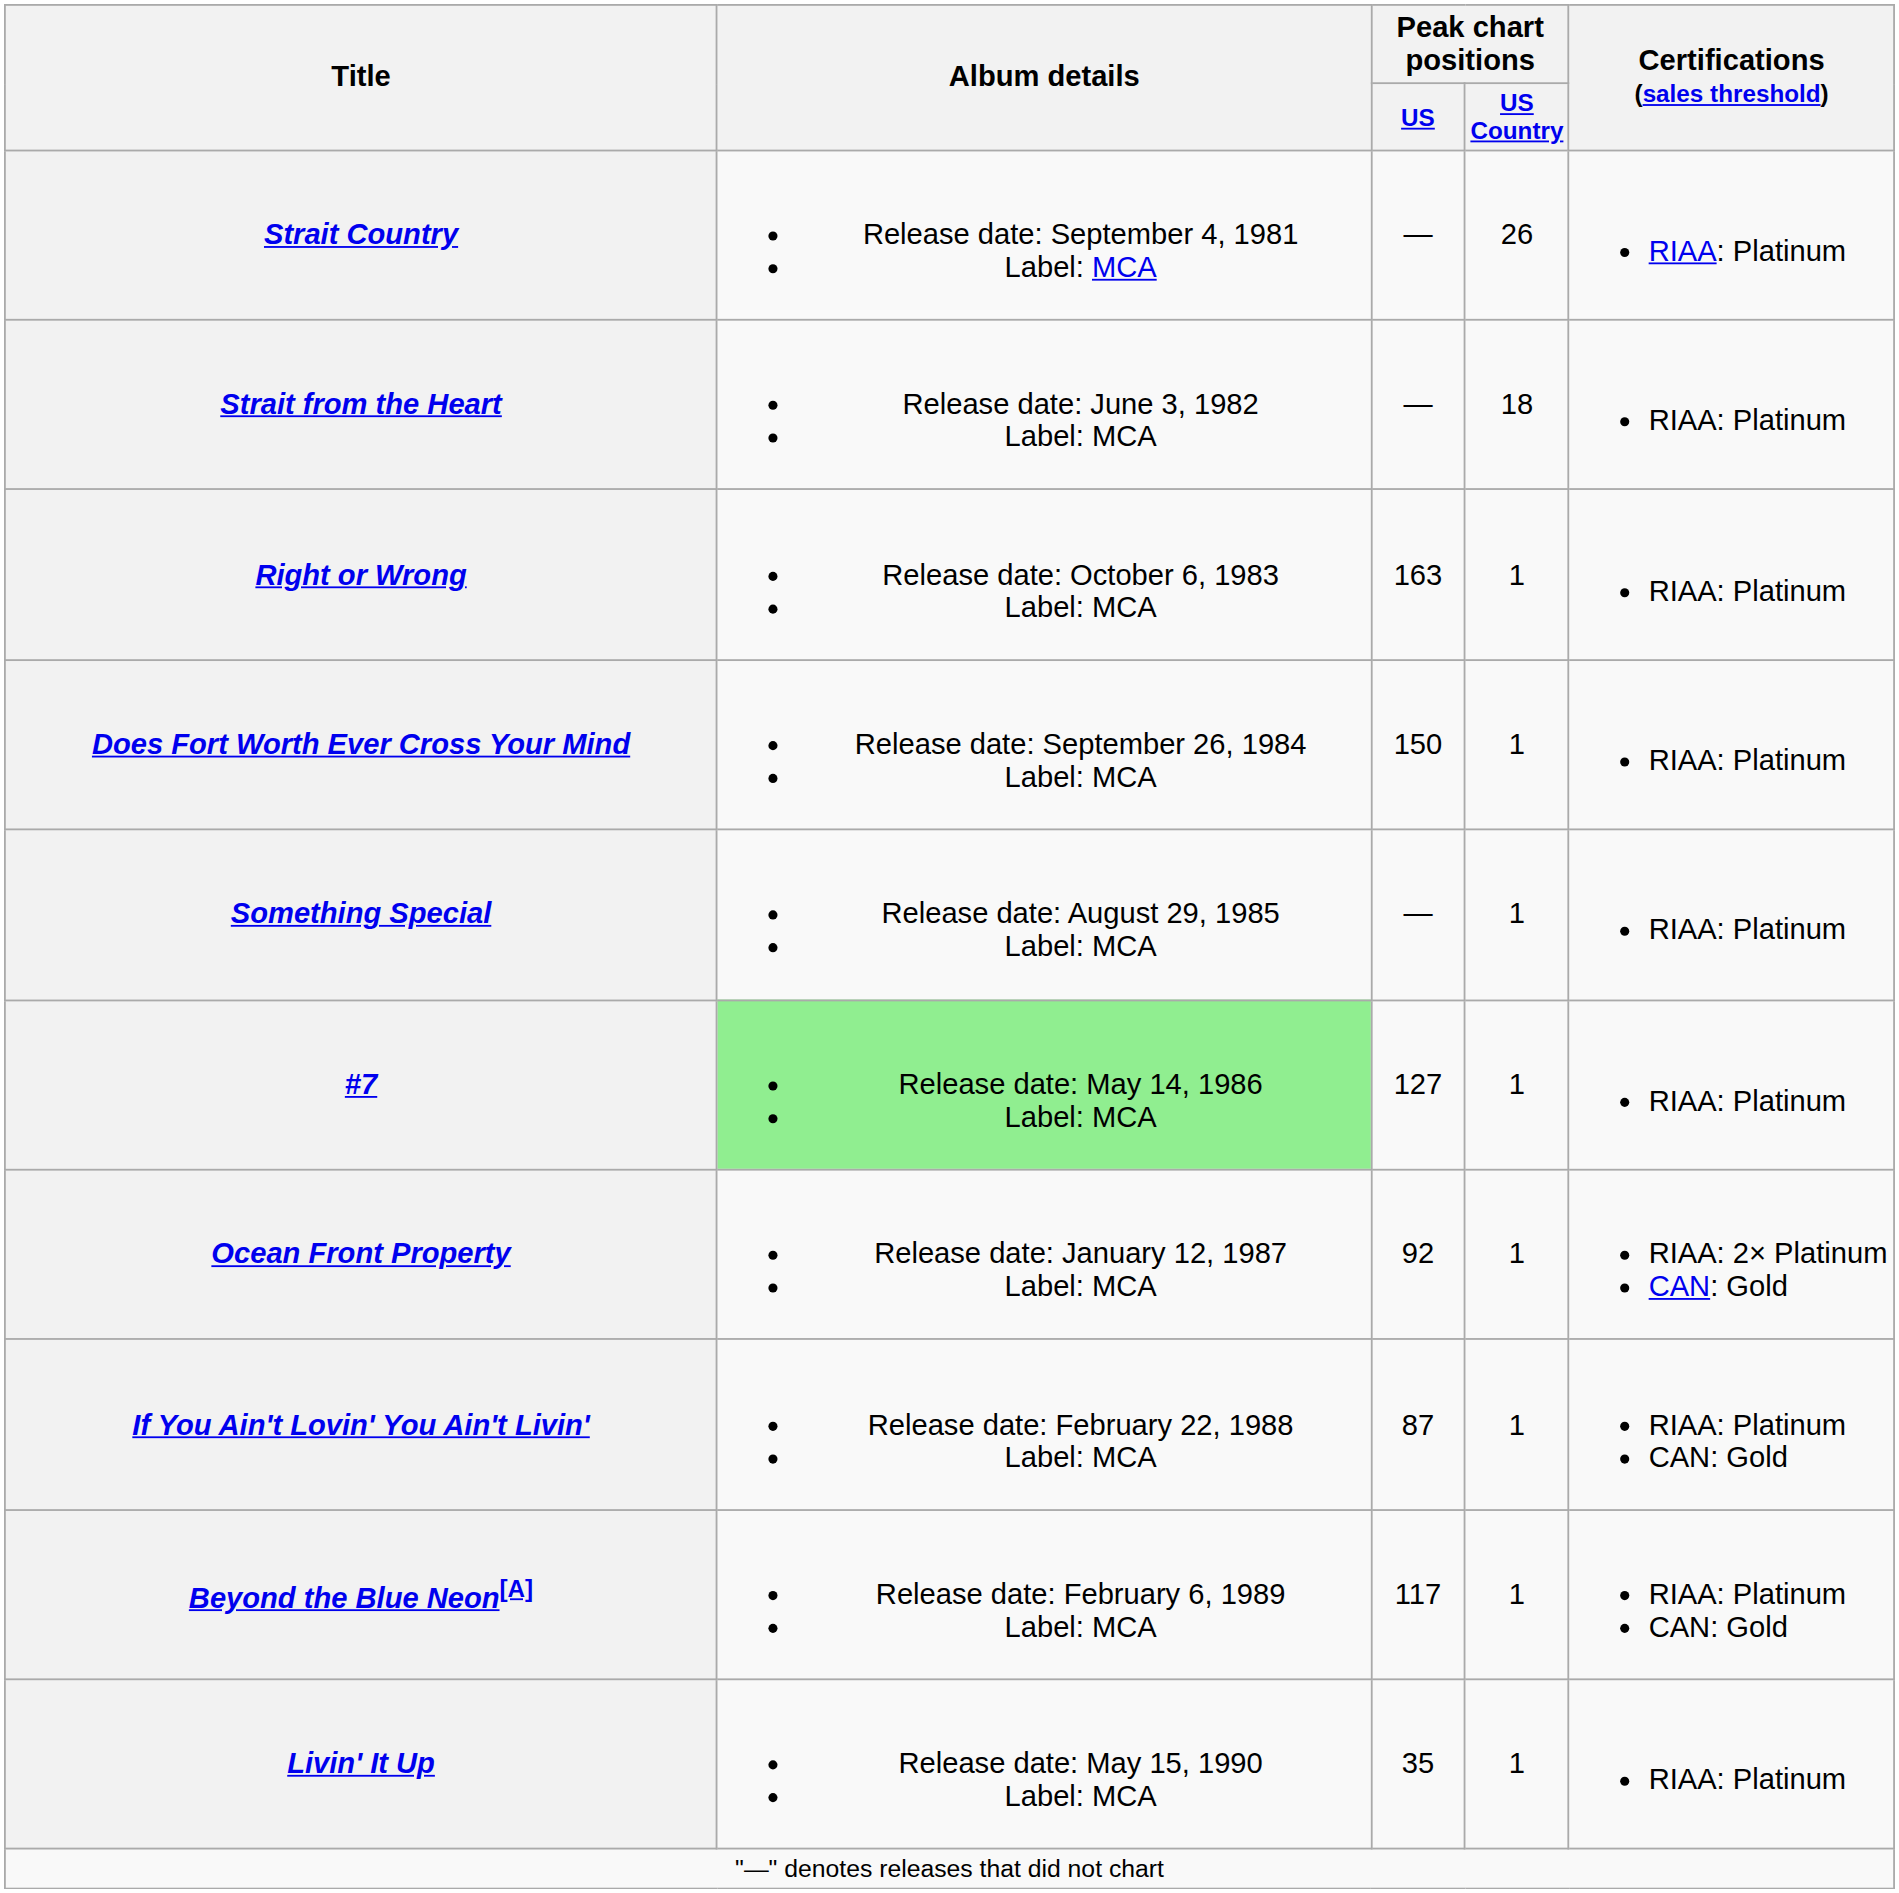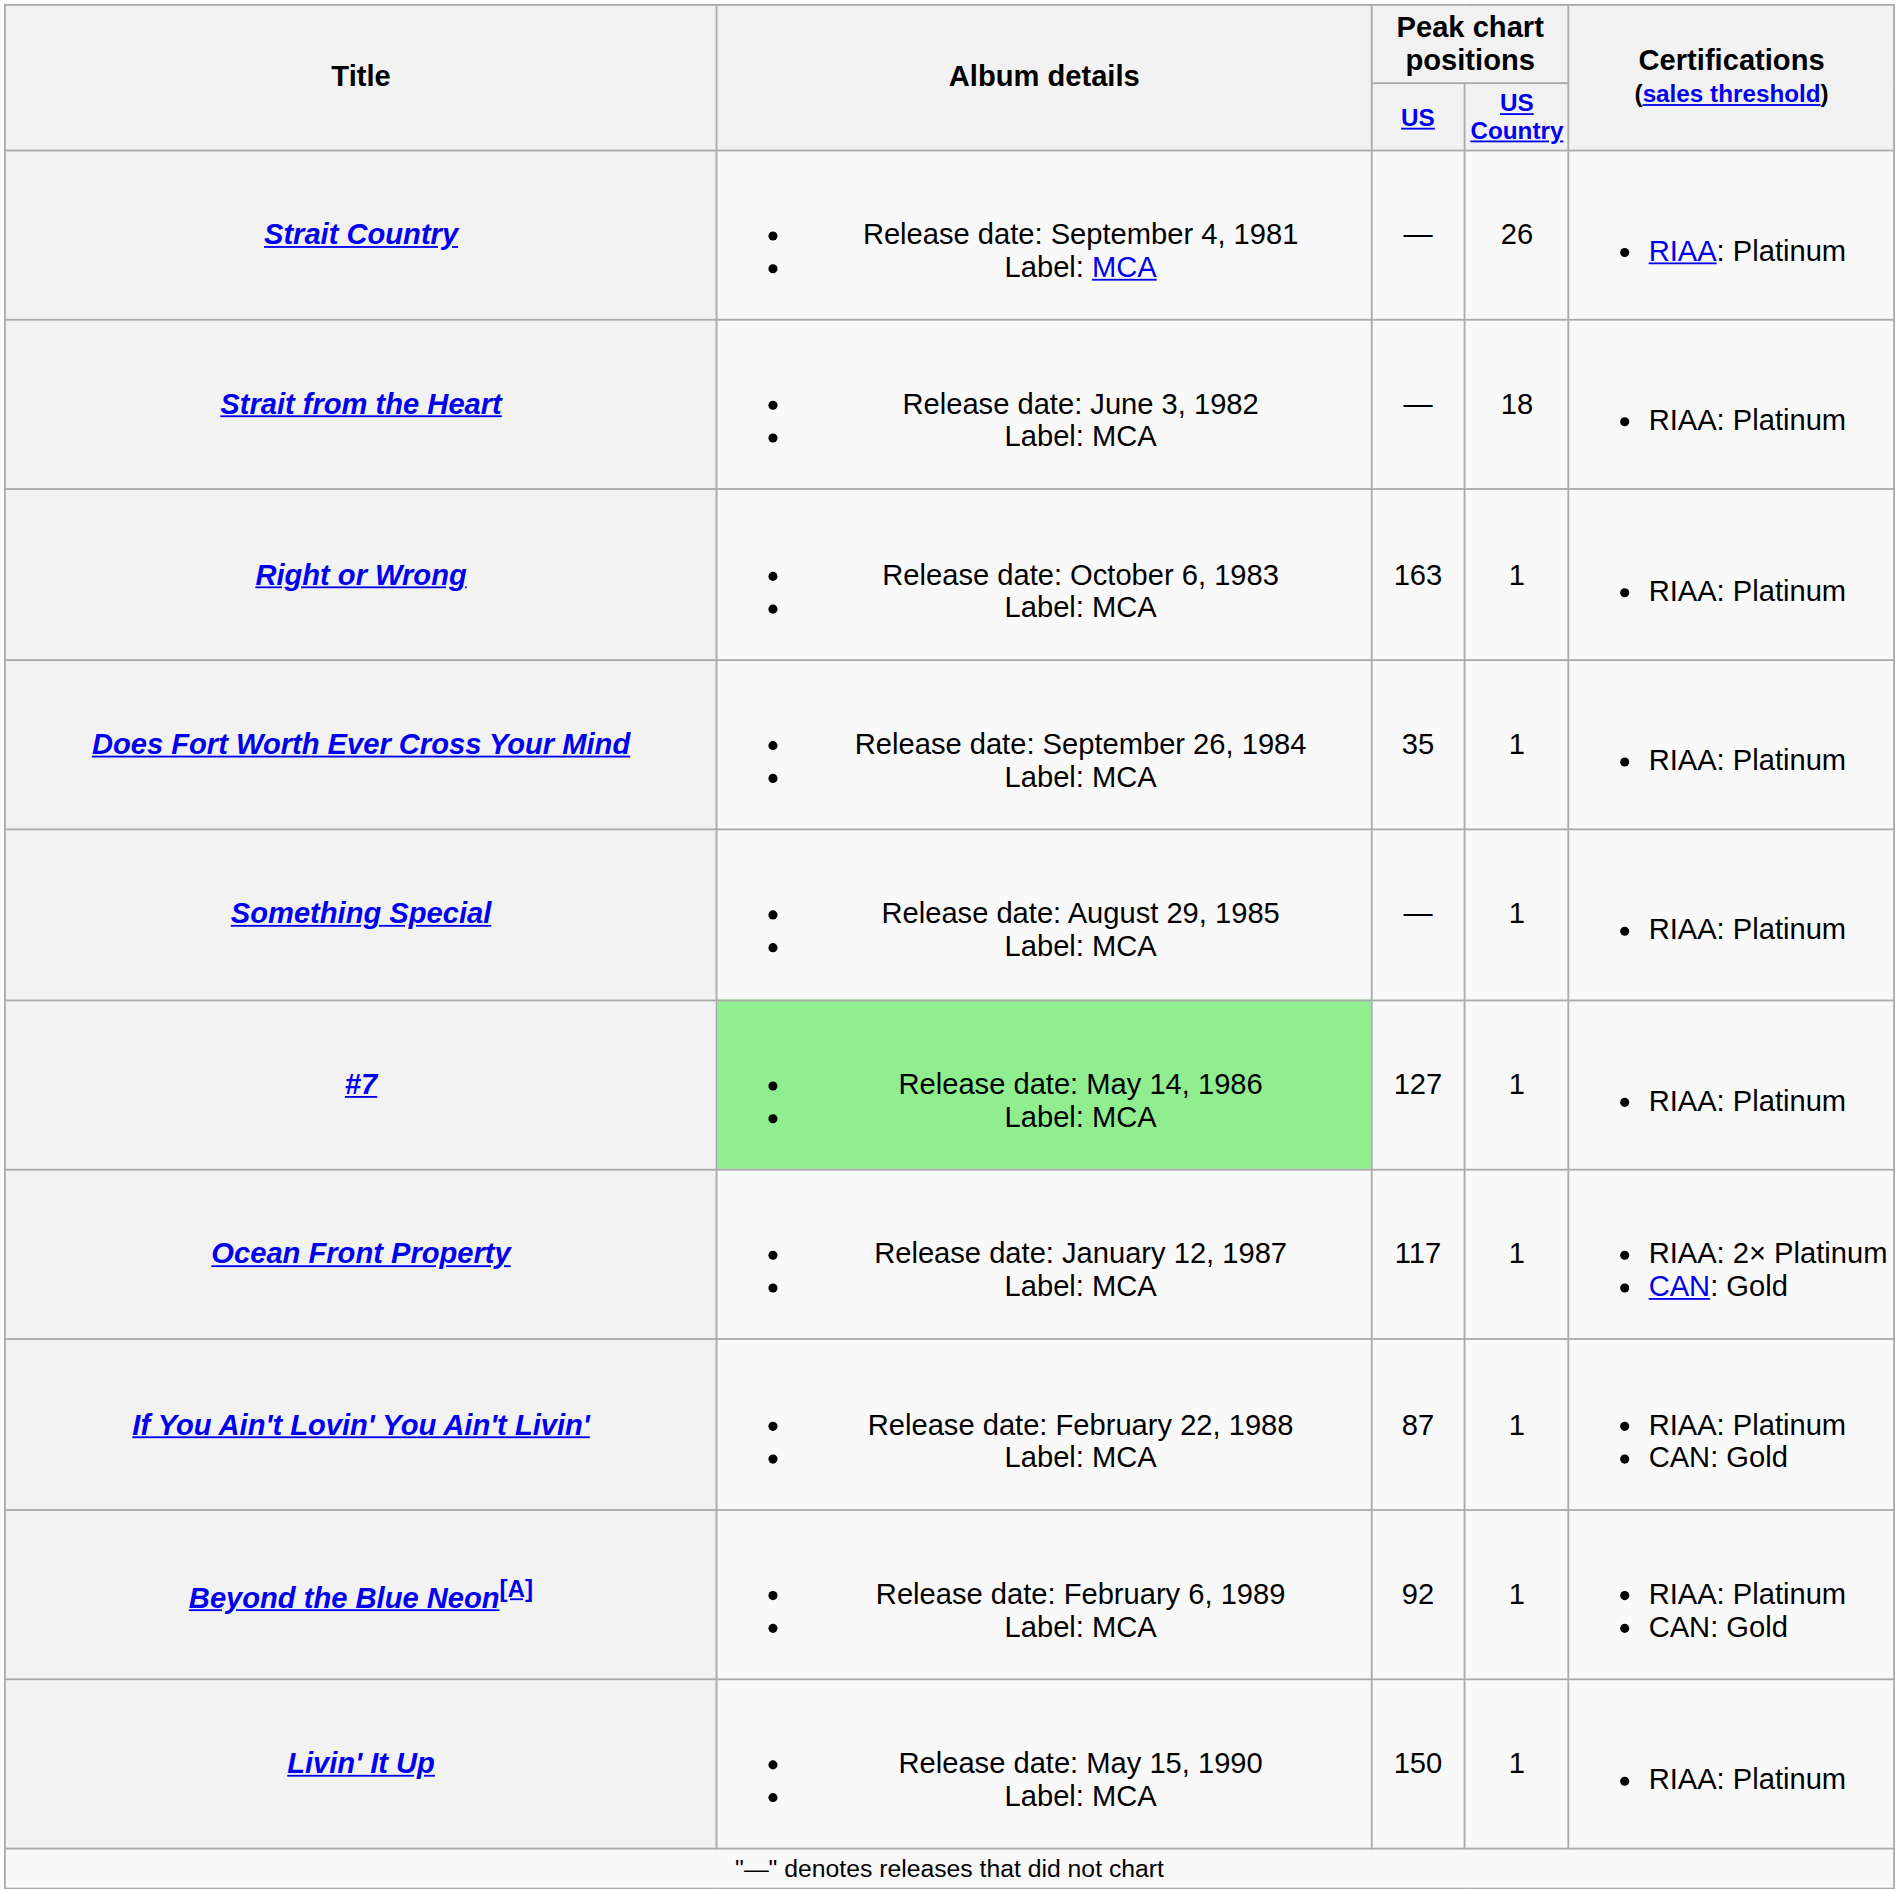(1418, 744) 150 -> (1418, 744) 35
(1418, 1254) 92 -> (1418, 1254) 117
(1418, 1594) 117 -> (1418, 1594) 92
(1418, 1763) 35 -> (1418, 1763) 150
